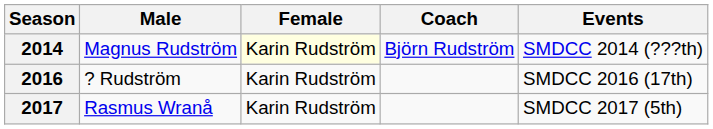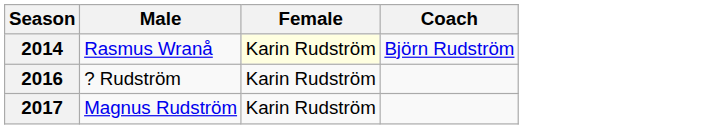- column: (613, 19)
(161, 49) Magnus Rudström -> (148, 49) Rasmus Wranå
(148, 108) Rasmus Wranå -> (161, 108) Magnus Rudström
